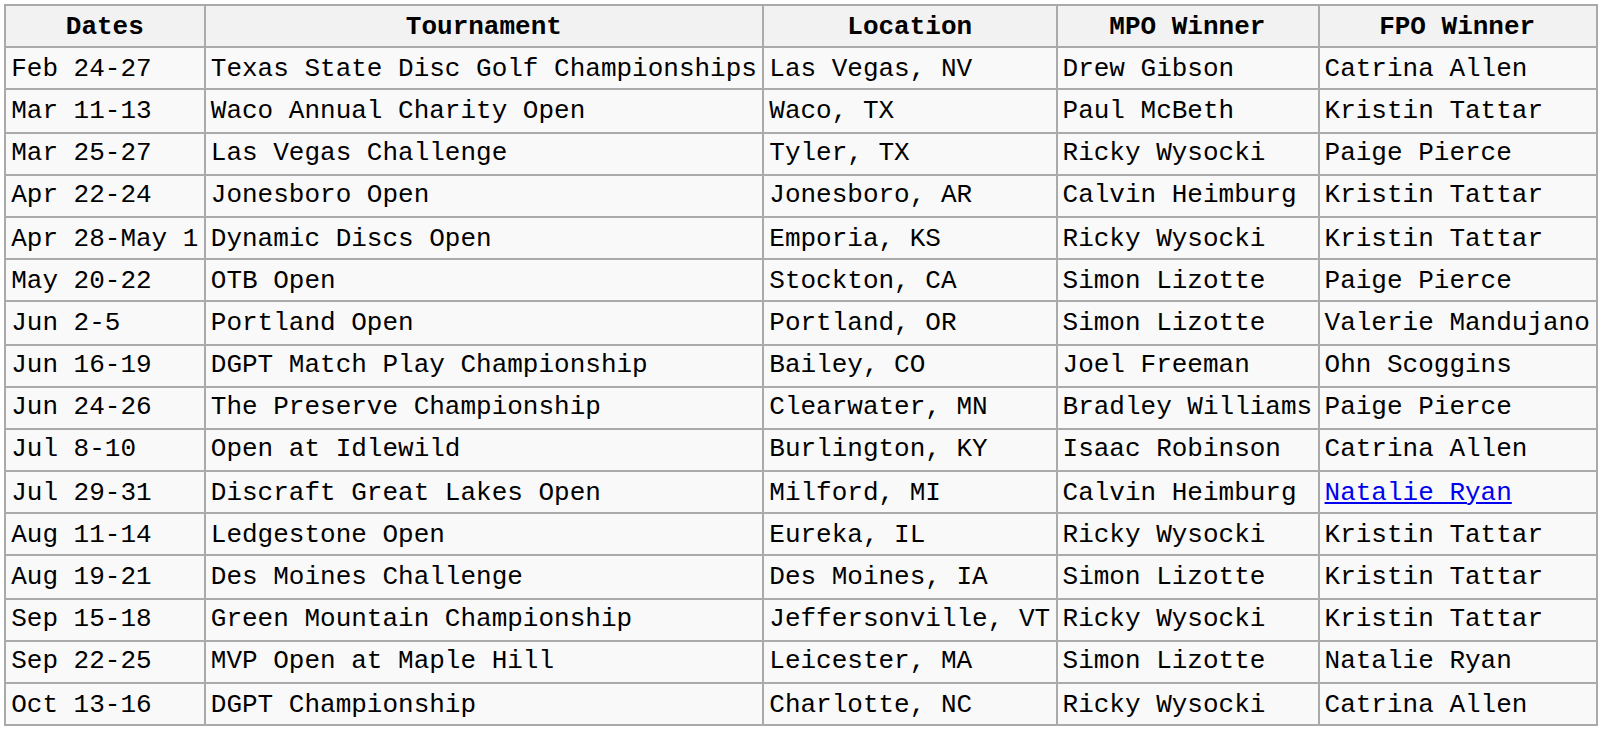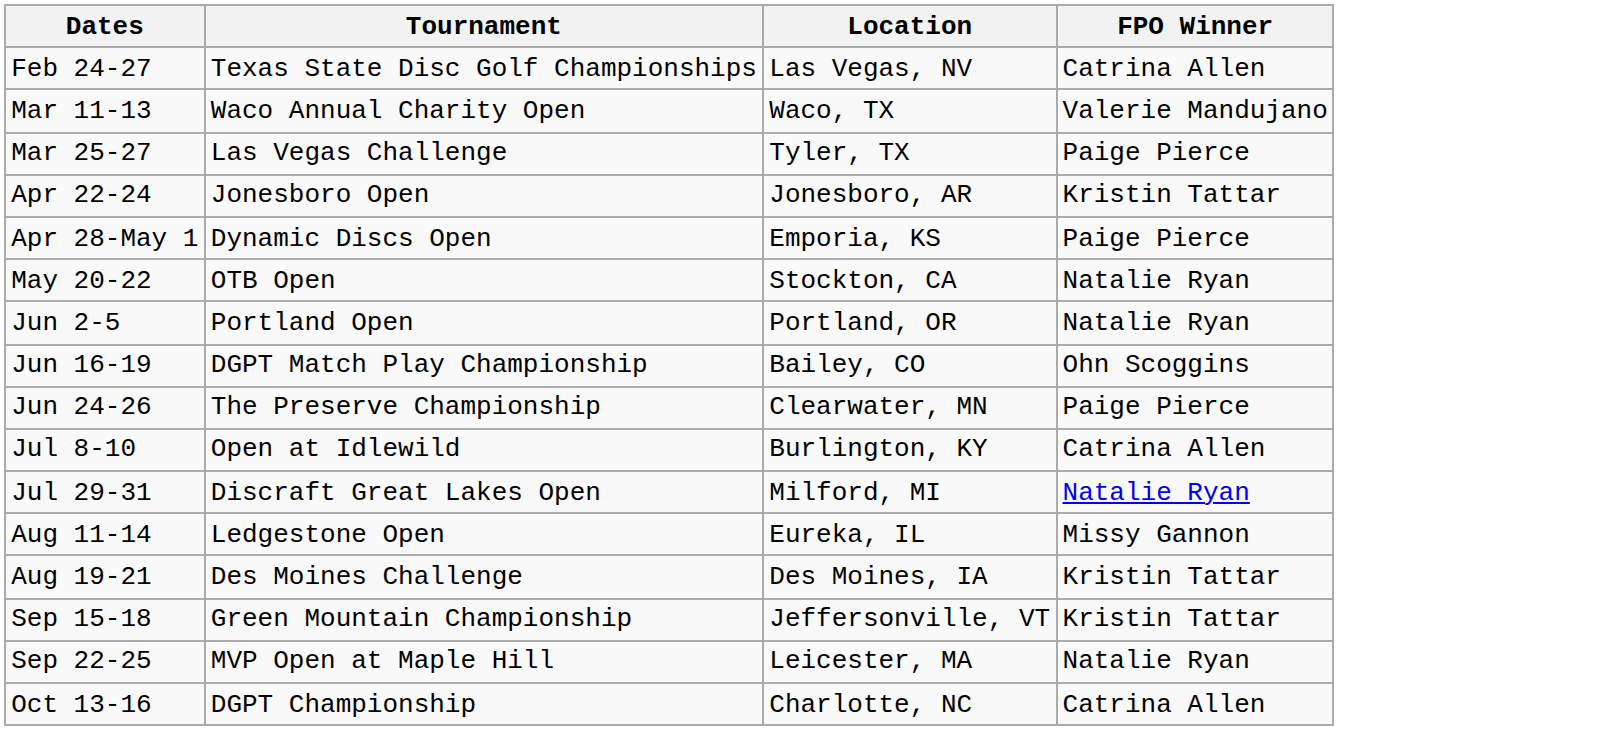- column: (1187, 26)
(1434, 111) Kristin Tattar -> (1195, 111) Valerie Mandujano
(1434, 238) Kristin Tattar -> (1156, 238) Paige Pierce
(1418, 280) Paige Pierce -> (1156, 280) Natalie Ryan
(1457, 323) Valerie Mandujano -> (1156, 323) Natalie Ryan
(1434, 535) Kristin Tattar -> (1156, 535) Missy Gannon
